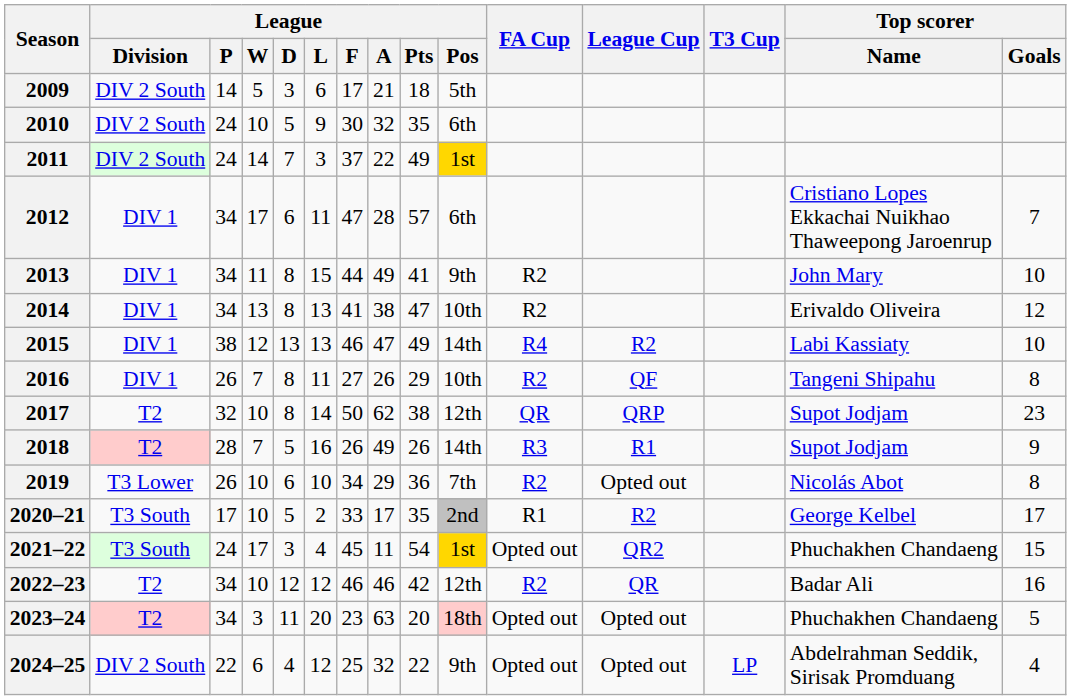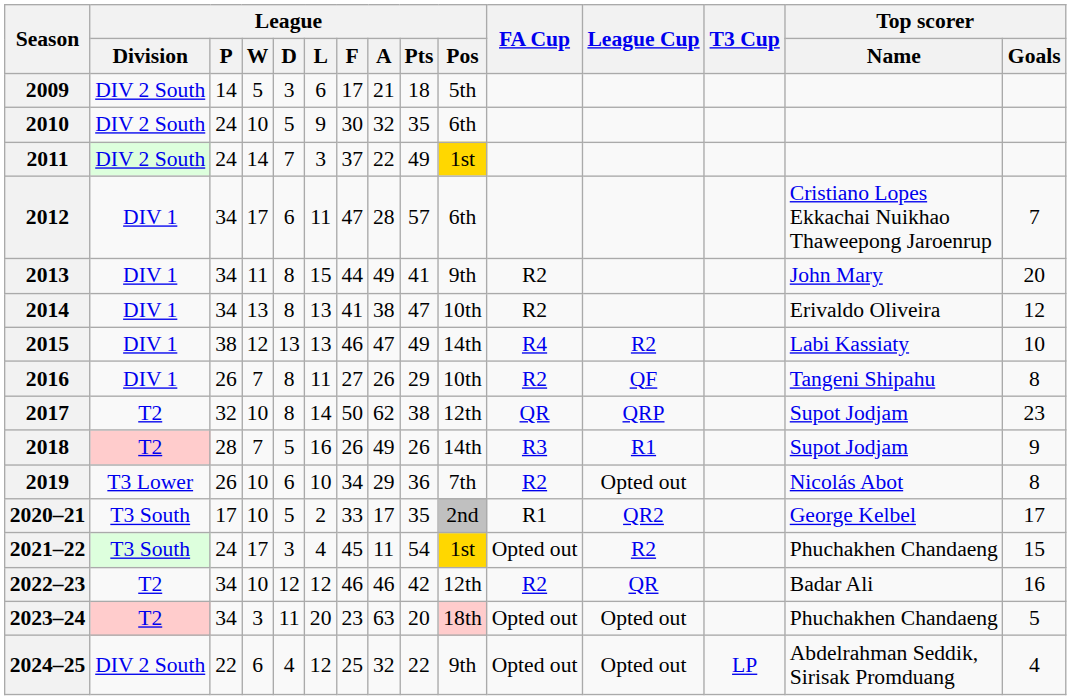(1034, 275) 10 -> (1034, 275) 20
(643, 515) R2 -> (643, 515) QR2
(643, 549) QR2 -> (643, 549) R2
